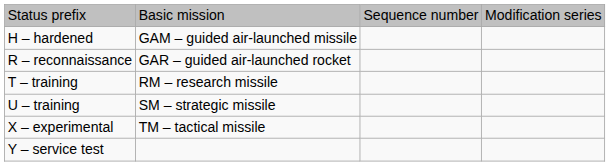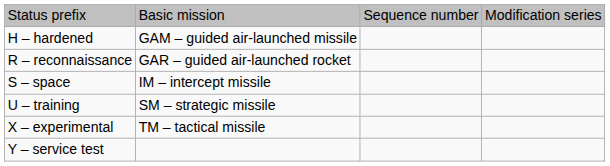+ row: (39, 82)
- row: (43, 82)
